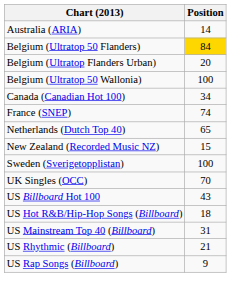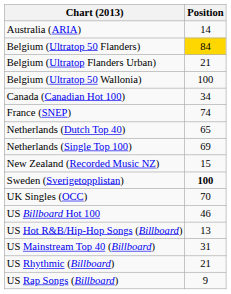(205, 63) 20 -> (205, 63) 21
+ row: (69, 146)
(205, 163) normal -> (205, 180) bold
(205, 197) 43 -> (205, 213) 46
(205, 213) 18 -> (205, 230) 13
